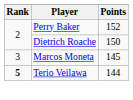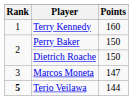+ row: (62, 27)
(113, 27) 152 -> (113, 42) 150
(113, 57) 145 -> (113, 73) 147
